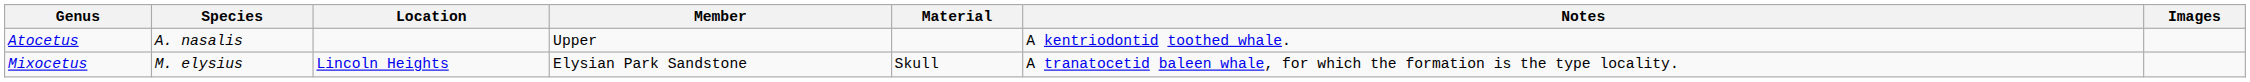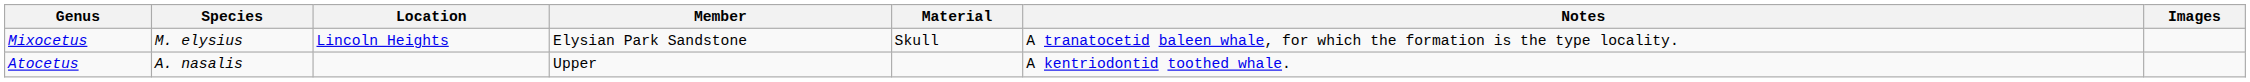rows swapped: (43, 40) <-> (48, 64)
